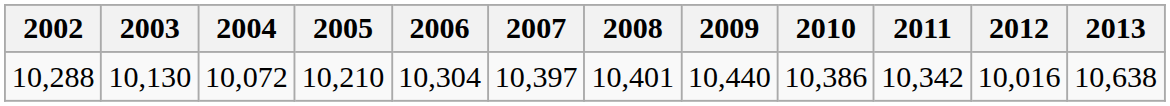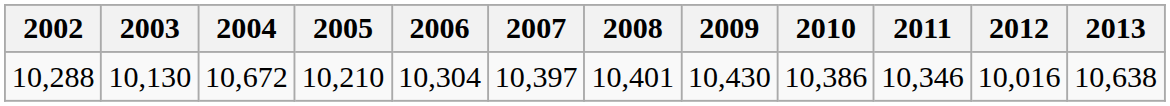(246, 76) 10,072 -> (246, 76) 10,672
(729, 76) 10,440 -> (729, 76) 10,430
(922, 76) 10,342 -> (922, 76) 10,346
